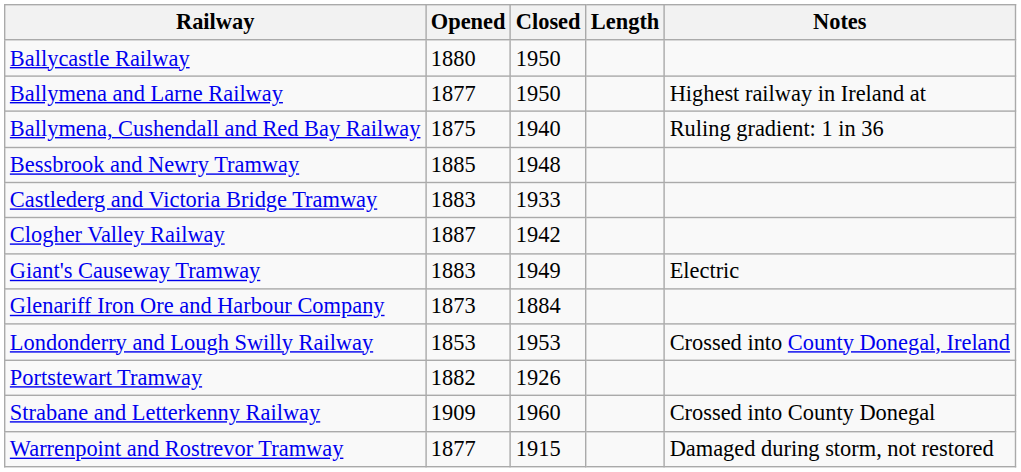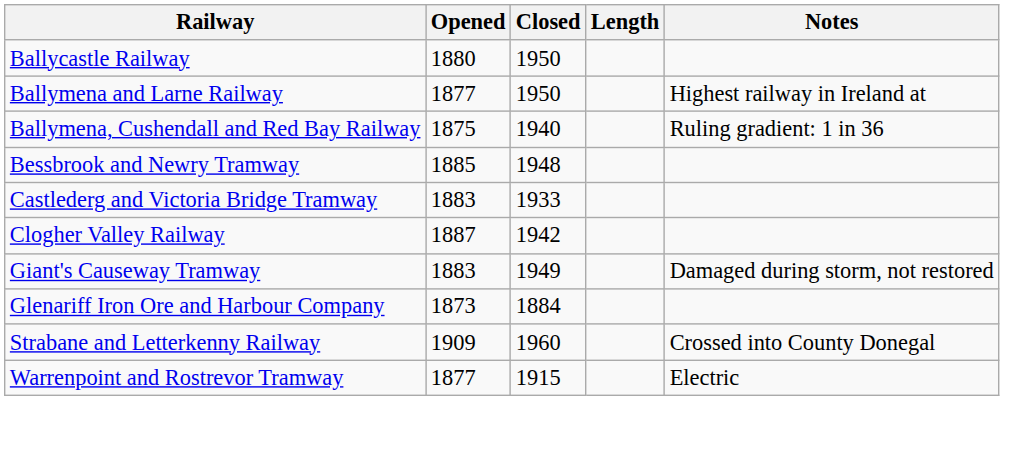(704, 270) Electric -> (832, 270) Damaged during storm, not restored
- row: (192, 341)
- row: (106, 377)
(832, 448) Damaged during storm, not restored -> (704, 377) Electric
